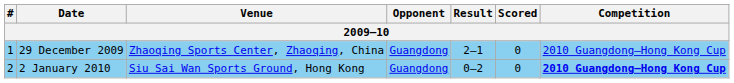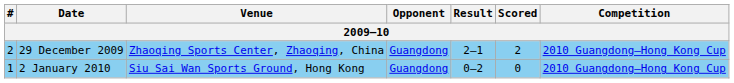(10, 50) 1 -> (10, 50) 2
(518, 50) 0 -> (518, 50) 2
(10, 68) 2 -> (10, 68) 1
(634, 68) bold -> (634, 68) normal
